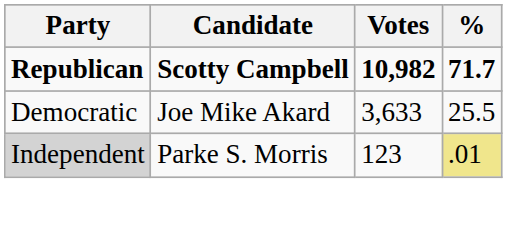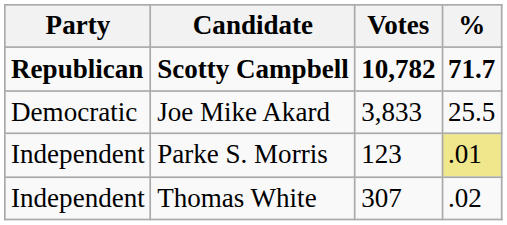(398, 68) 10,982 -> (398, 68) 10,782
(392, 111) 3,633 -> (392, 111) 3,833
(78, 154) lightgrey background -> (78, 154) no background
+ row: (237, 197)
